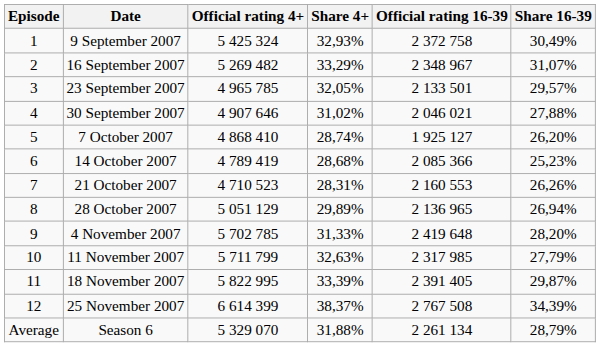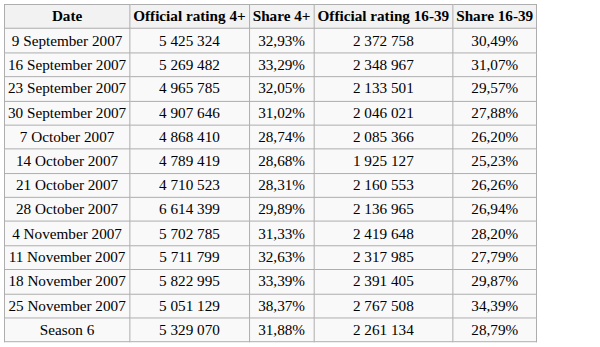- column: (34, 16)
(442, 137) 1 925 127 -> (383, 137) 2 085 366
(442, 161) 2 085 366 -> (383, 161) 1 925 127
(248, 209) 5 051 129 -> (189, 209) 6 614 399
(248, 305) 6 614 399 -> (189, 305) 5 051 129
